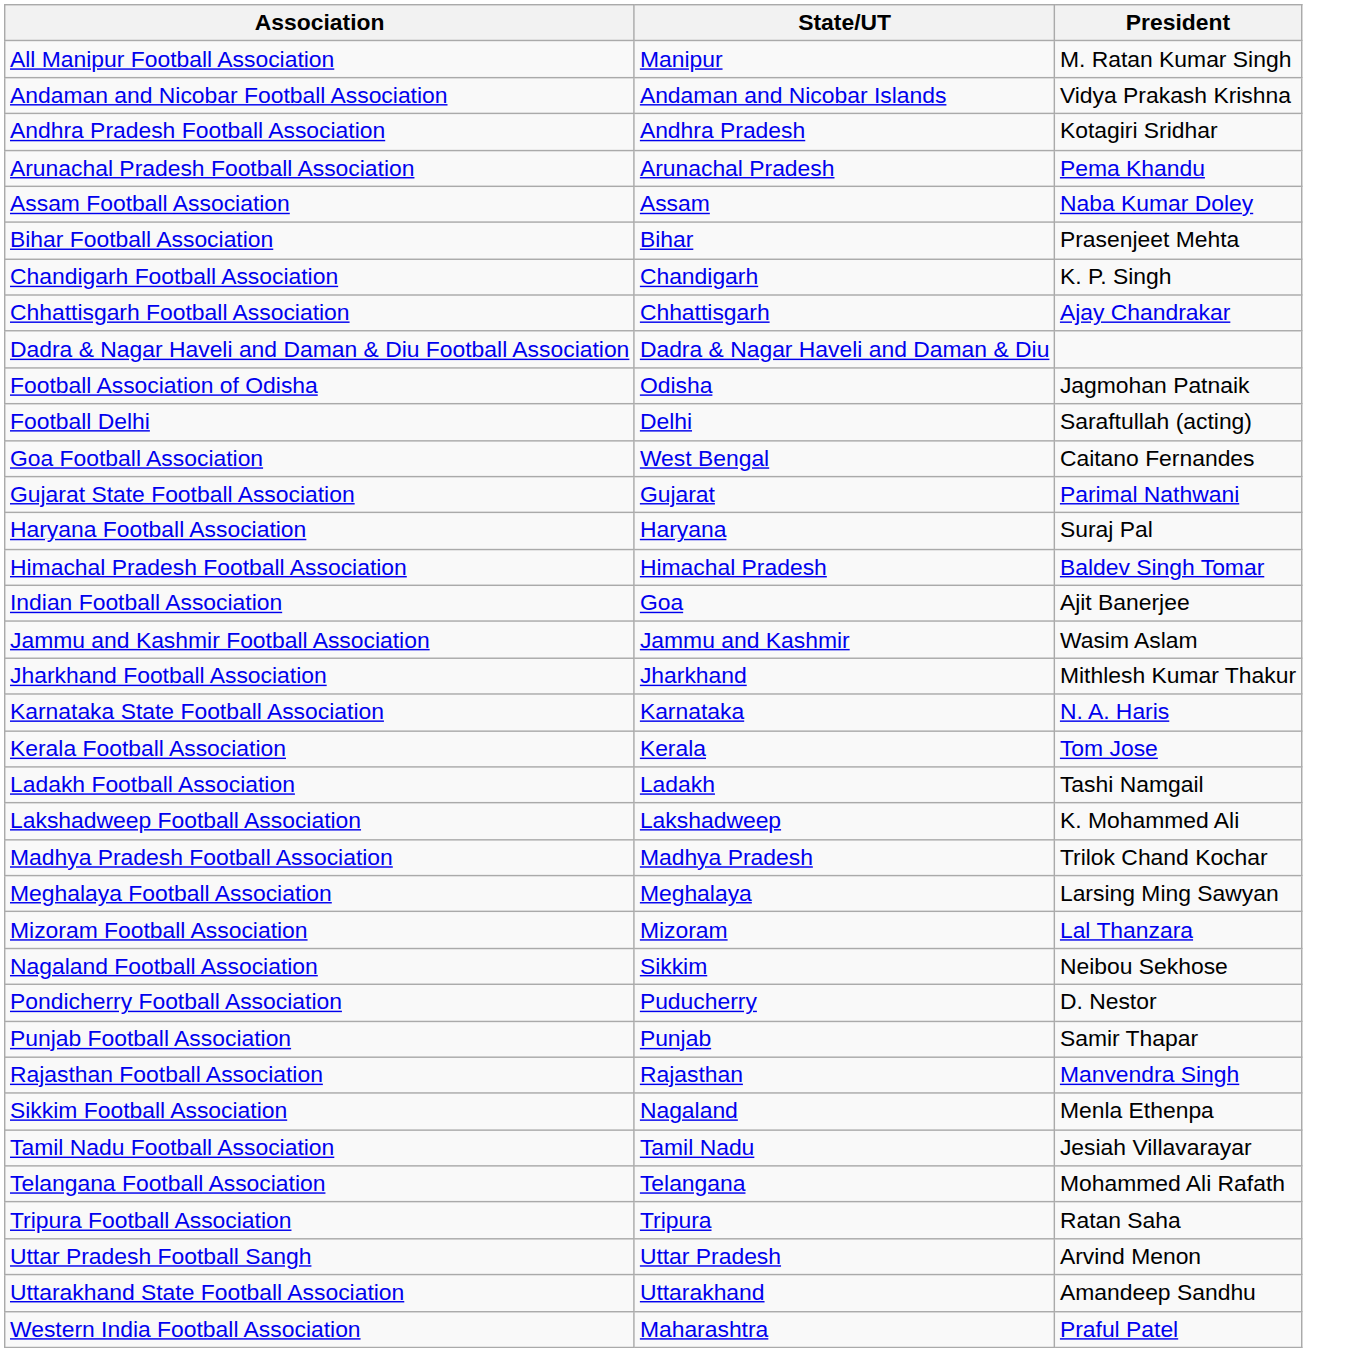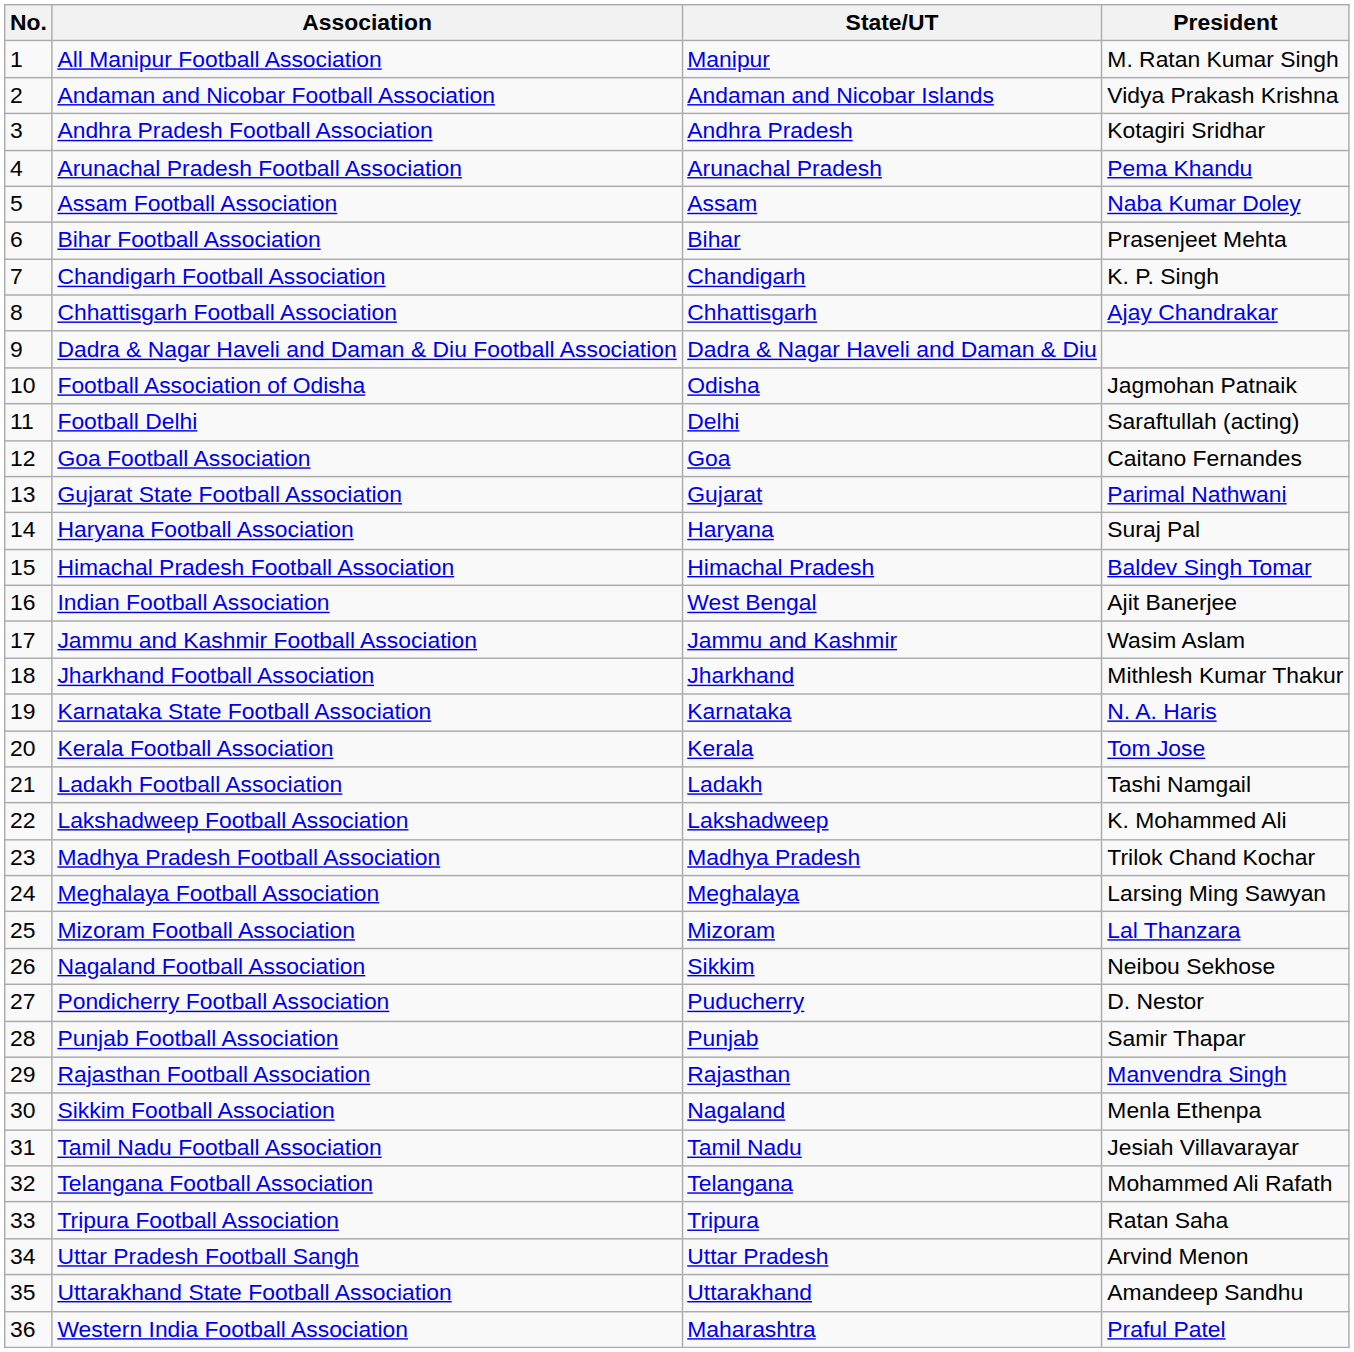+ column: (28, 22)
(705, 458) West Bengal -> (709, 458) Goa
(662, 603) Goa -> (752, 603) West Bengal
